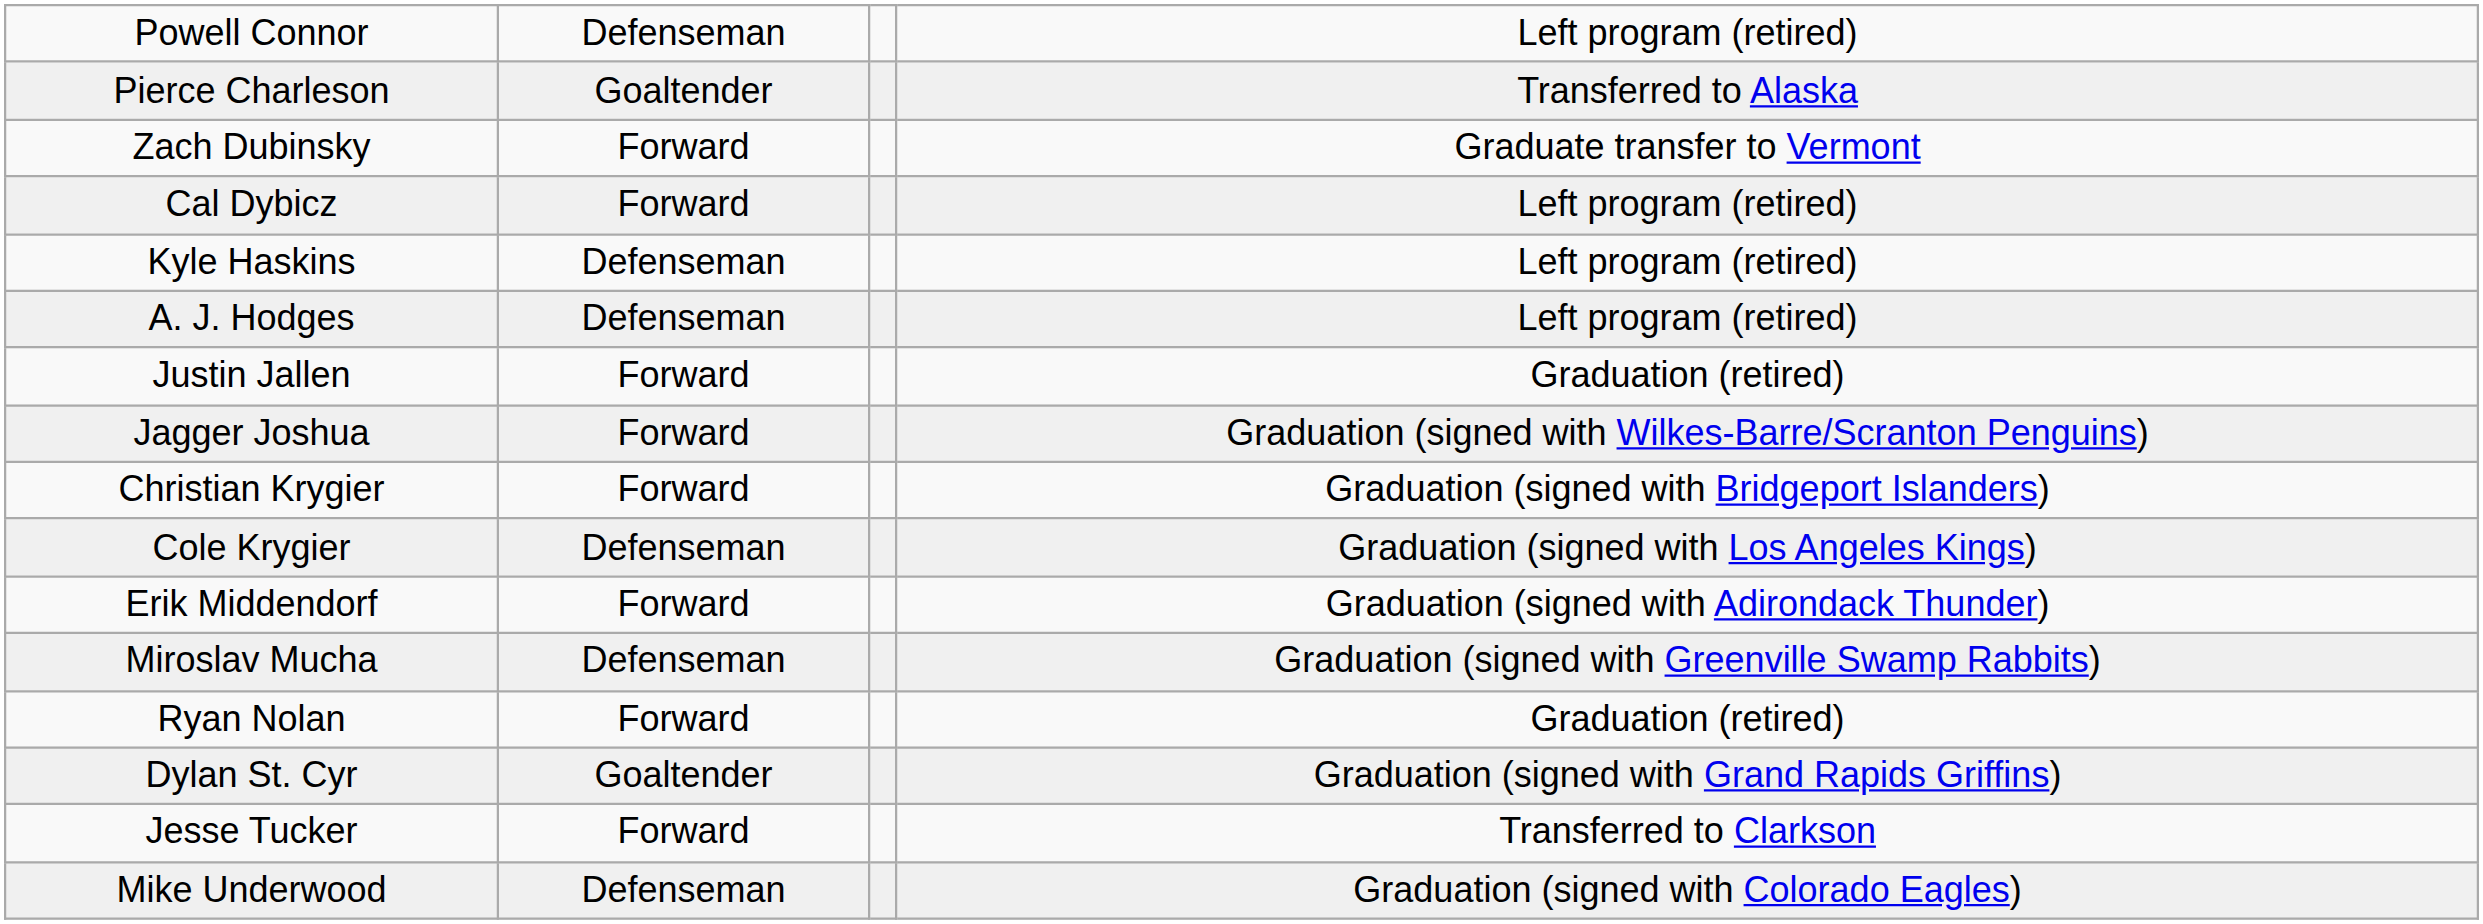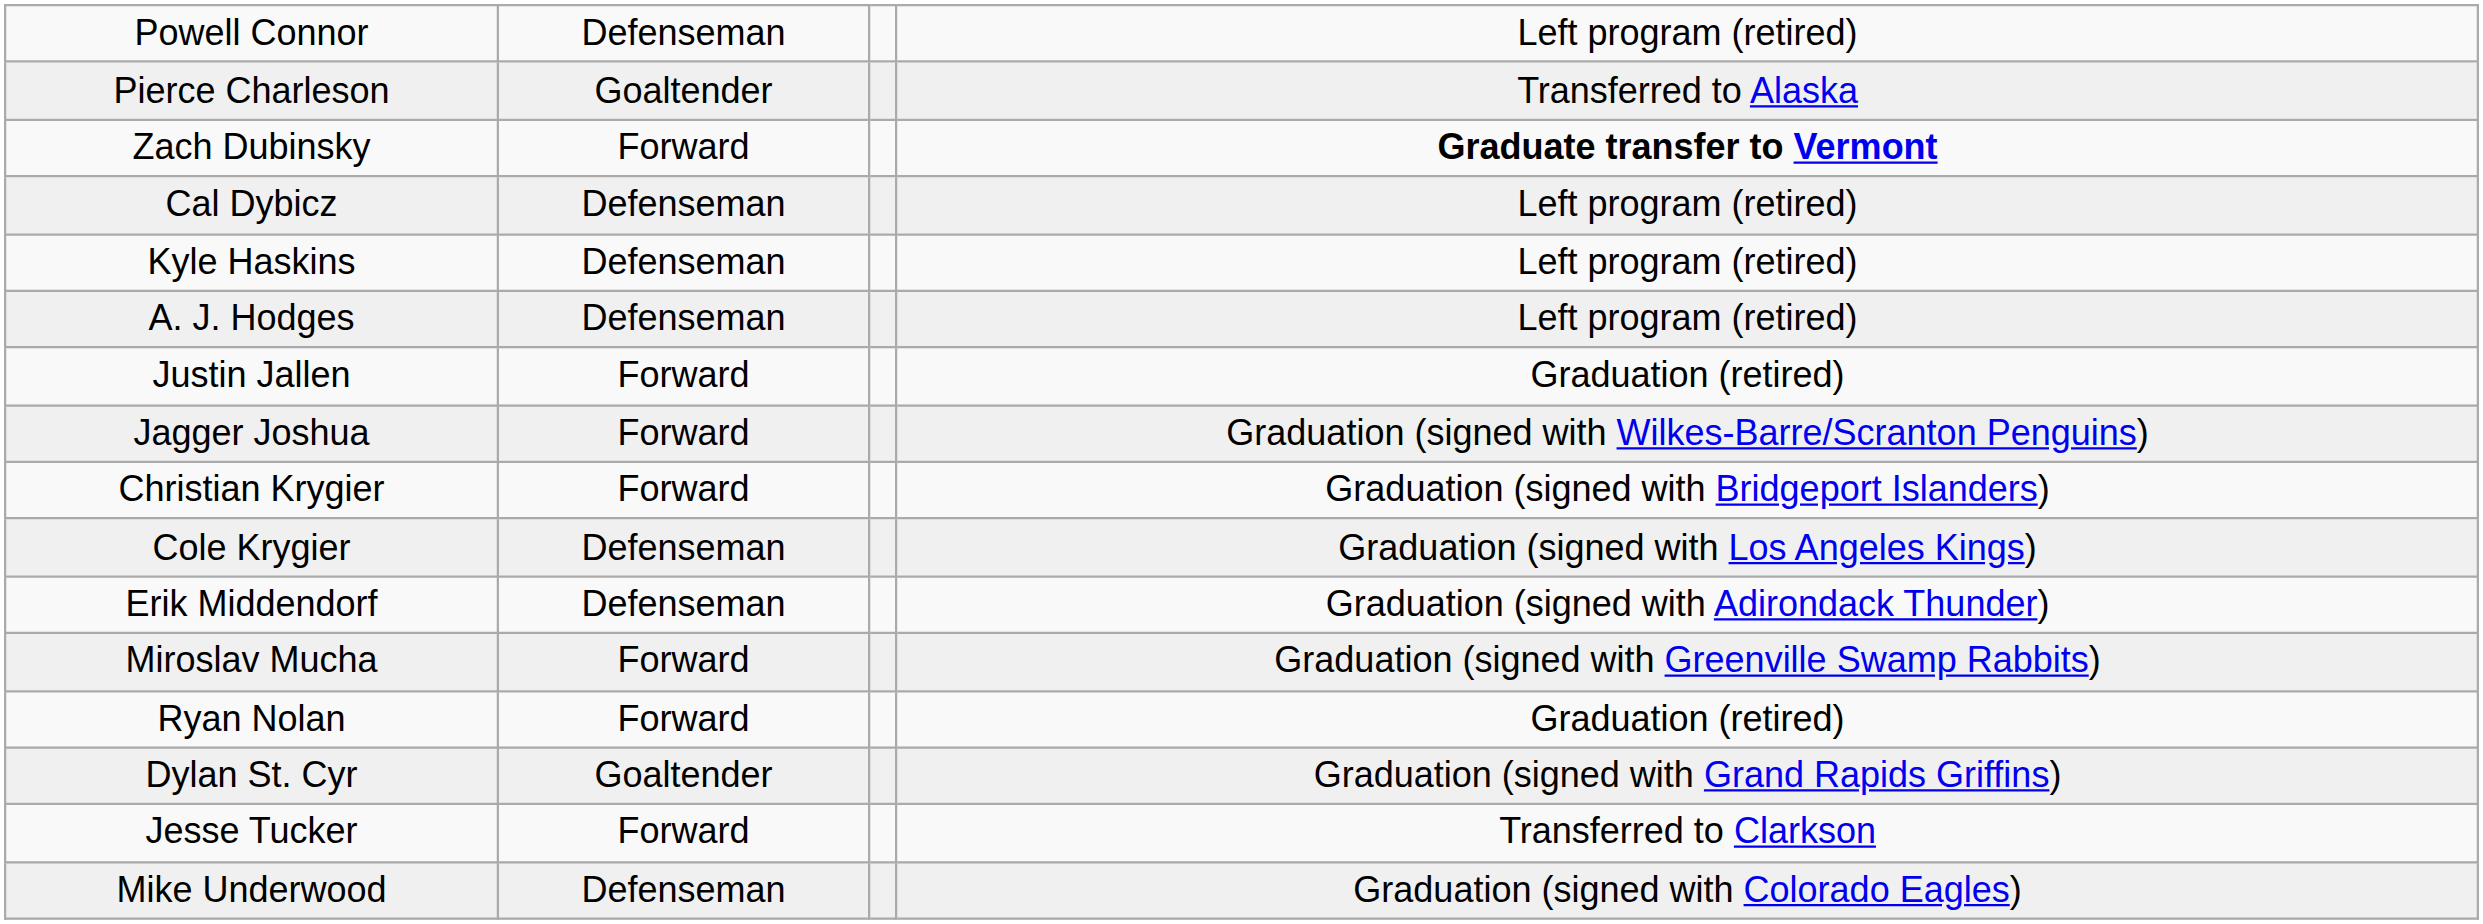(1688, 147) normal -> (1688, 147) bold
(684, 204) Forward -> (684, 204) Defenseman
(684, 603) Forward -> (684, 603) Defenseman
(684, 661) Defenseman -> (684, 661) Forward
